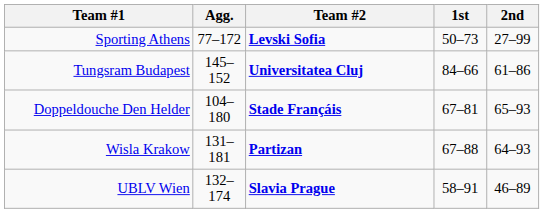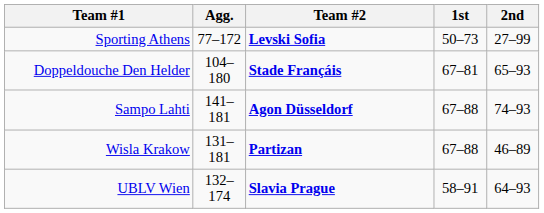- row: (132, 70)
+ row: (152, 109)
(512, 149) 64–93 -> (512, 149) 46–89
(512, 188) 46–89 -> (512, 188) 64–93
